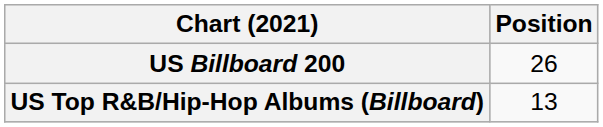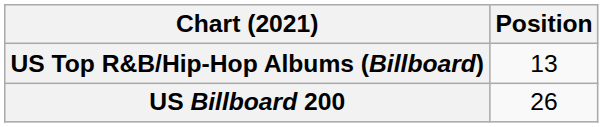rows swapped: (247, 63) <-> (247, 102)
